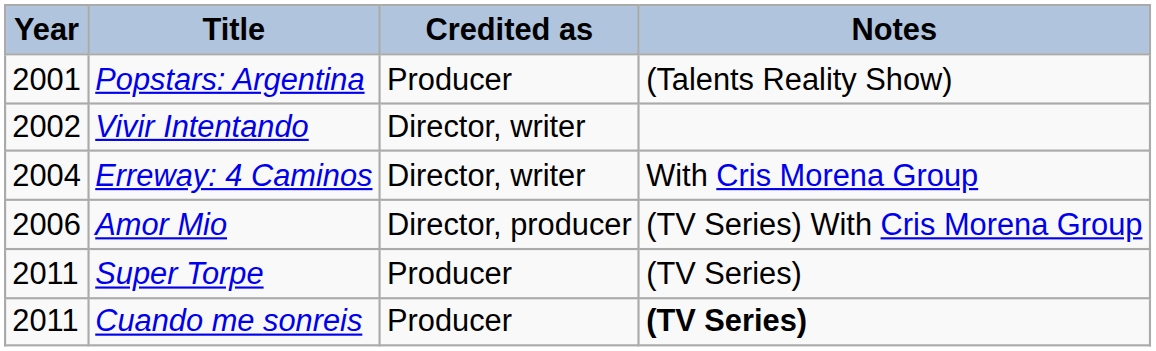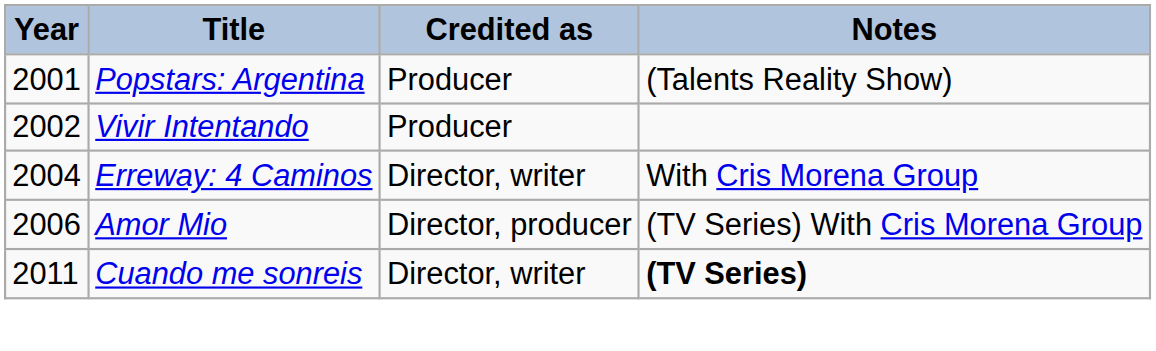(486, 127) Director, writer -> (449, 127) Producer
- row: (179, 273)
(449, 322) Producer -> (486, 273) Director, writer
